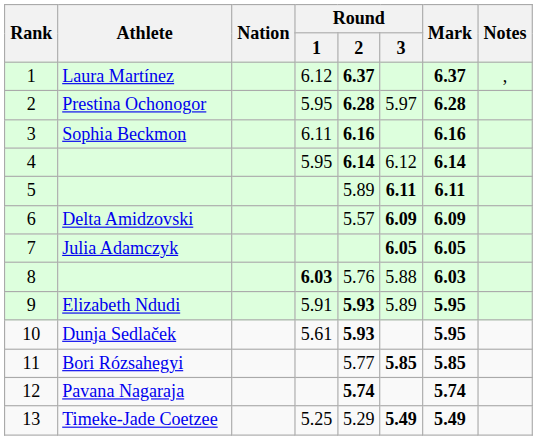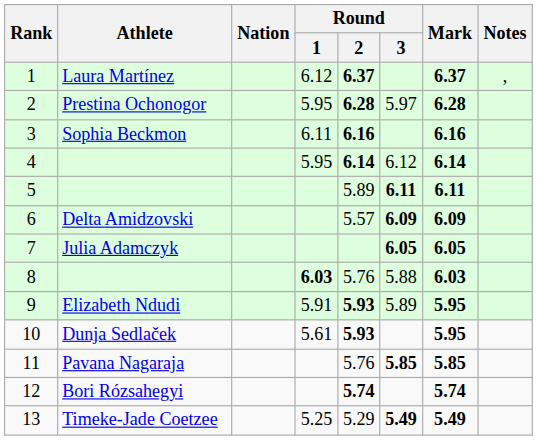(123, 362) Bori Rózsahegyi -> (123, 362) Pavana Nagaraja
(359, 362) 5.77 -> (359, 362) 5.76
(123, 391) Pavana Nagaraja -> (123, 391) Bori Rózsahegyi
